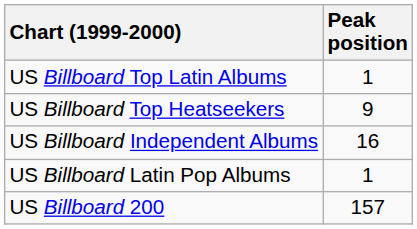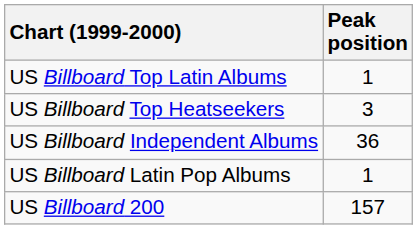(368, 109) 9 -> (368, 109) 3
(368, 142) 16 -> (368, 142) 36
